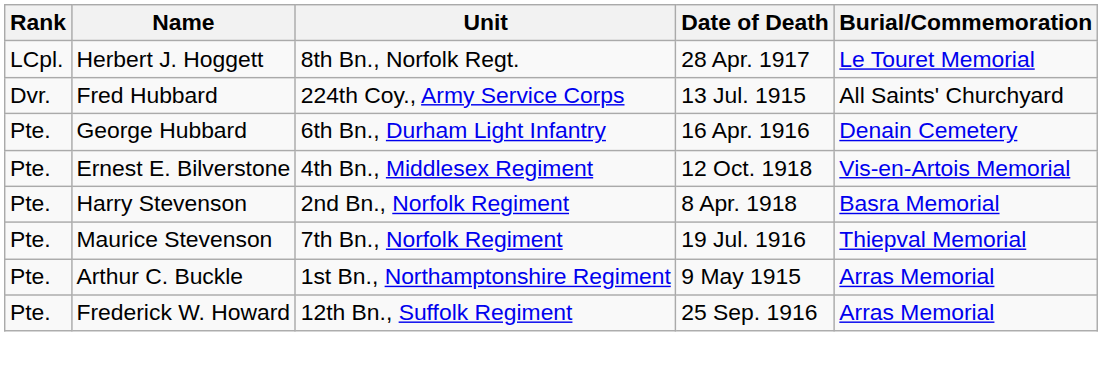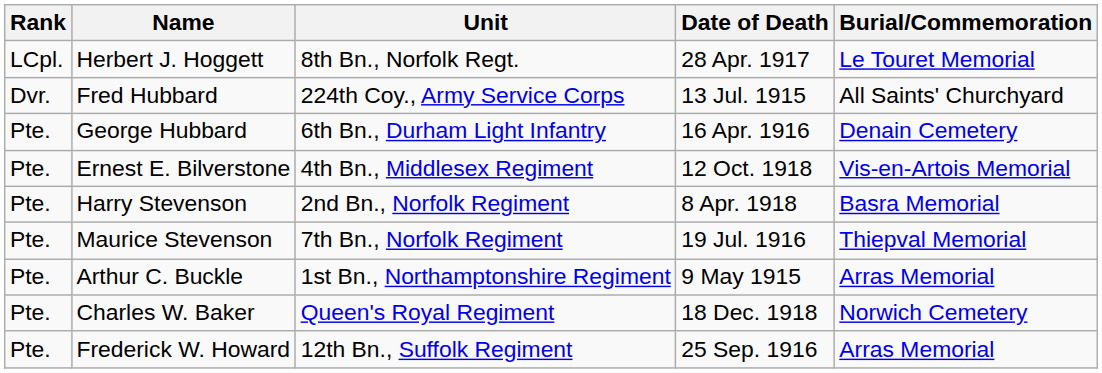+ row: (165, 312)
